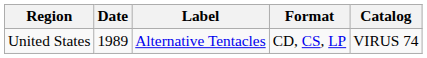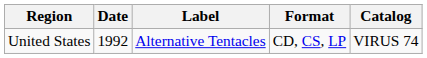(113, 41) 1989 -> (113, 41) 1992
